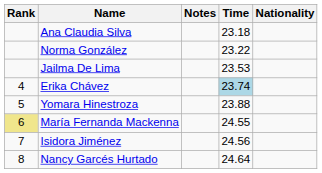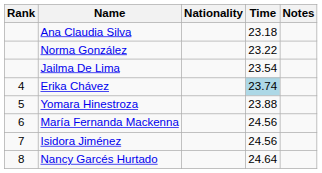columns swapped: (285, 13) <-> (200, 13)
(236, 68) 23.53 -> (263, 68) 23.54
(21, 123) khaki background -> (21, 123) no background
(236, 123) 24.55 -> (263, 123) 24.56
